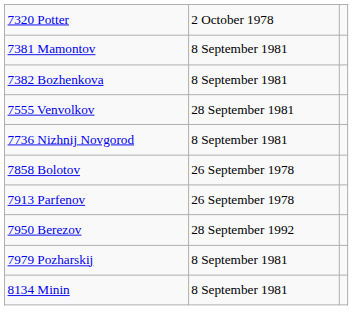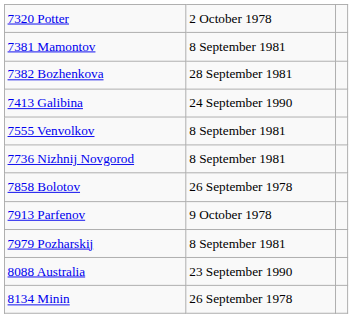(239, 79) 8 September 1981 -> (241, 74) 28 September 1981
+ row: (45, 102)
(243, 109) 28 September 1981 -> (237, 130) 8 September 1981
(243, 199) 26 September 1978 -> (230, 215) 9 October 1978
- row: (45, 229)
+ row: (46, 271)
(239, 289) 8 September 1981 -> (241, 299) 26 September 1978
